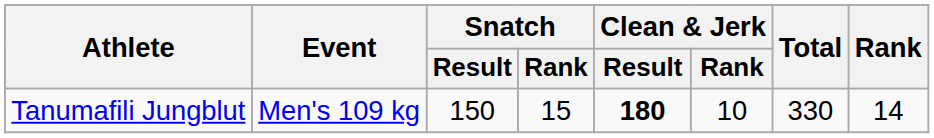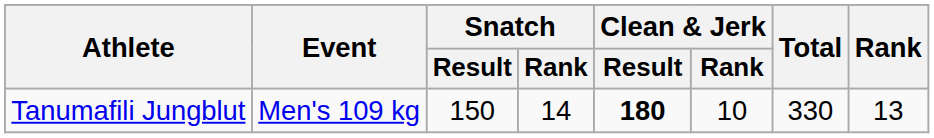(556, 111) 15 -> (556, 111) 14
(888, 111) 14 -> (888, 111) 13
